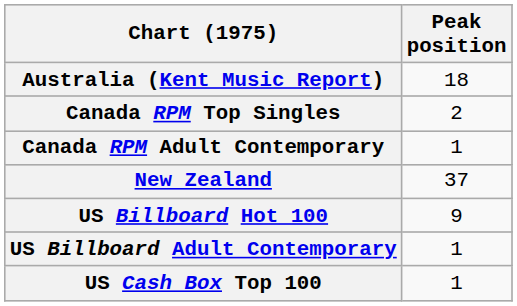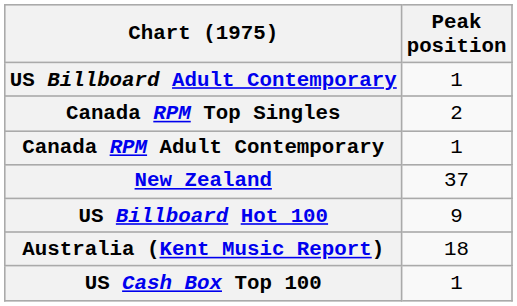rows swapped: (203, 80) <-> (203, 249)
